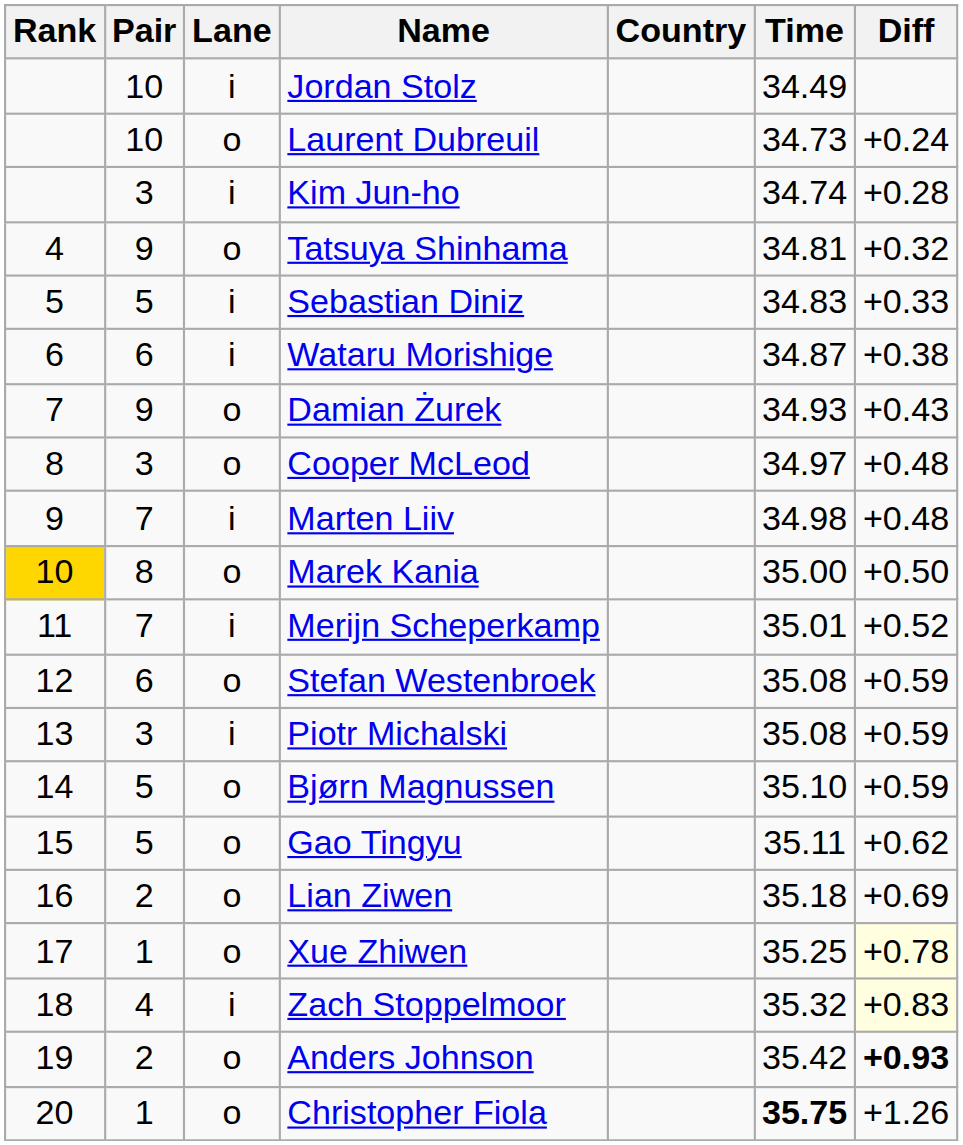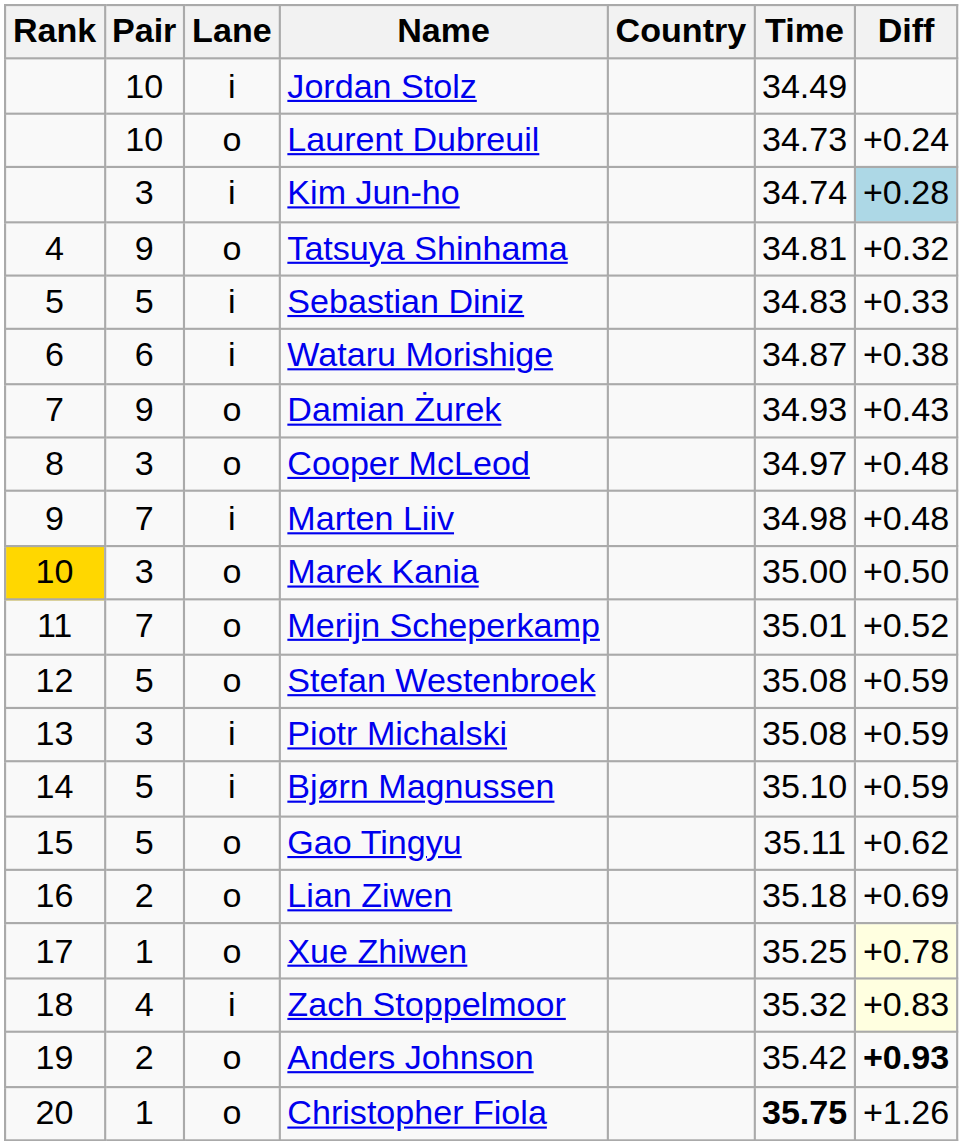(906, 193) no background -> (906, 193) lightblue background
(144, 572) 8 -> (144, 572) 3
(232, 626) i -> (232, 626) o
(144, 680) 6 -> (144, 680) 5
(232, 788) o -> (232, 788) i
